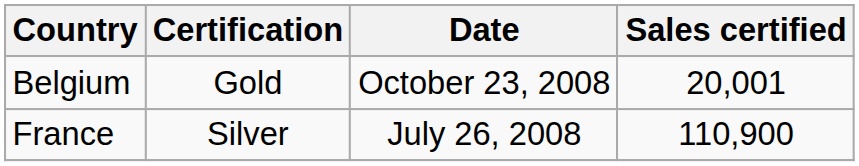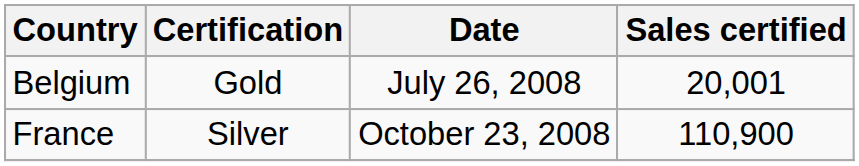(484, 82) October 23, 2008 -> (484, 82) July 26, 2008
(484, 133) July 26, 2008 -> (484, 133) October 23, 2008
